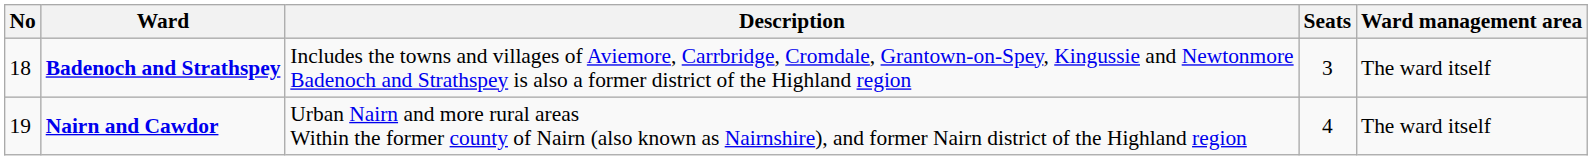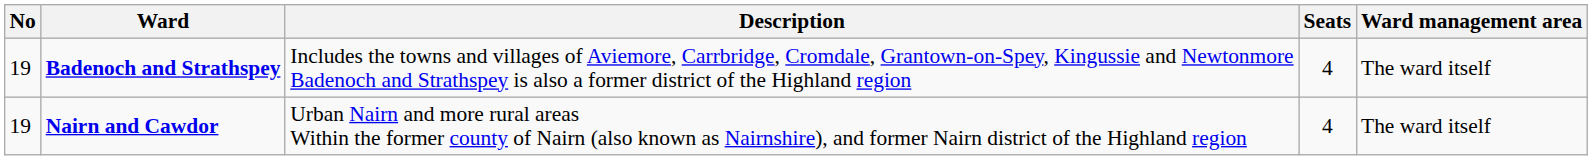(20, 67) 18 -> (20, 67) 19
(1327, 67) 3 -> (1327, 67) 4
